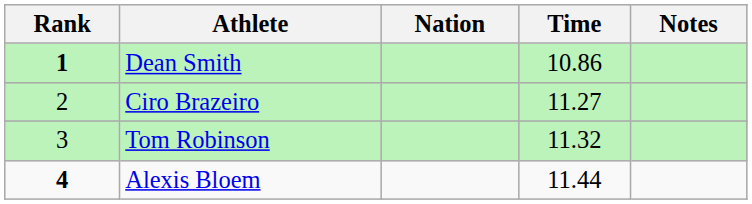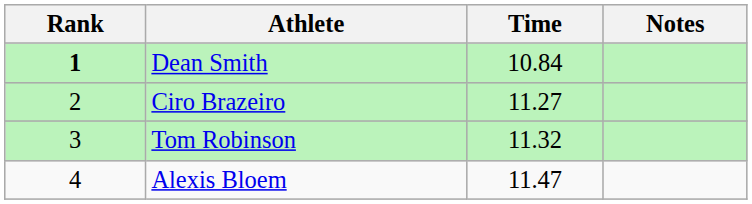- column: (450, 23)
(574, 62) 10.86 -> (535, 62) 10.84
(62, 179) bold -> (75, 179) normal
(574, 179) 11.44 -> (535, 179) 11.47
